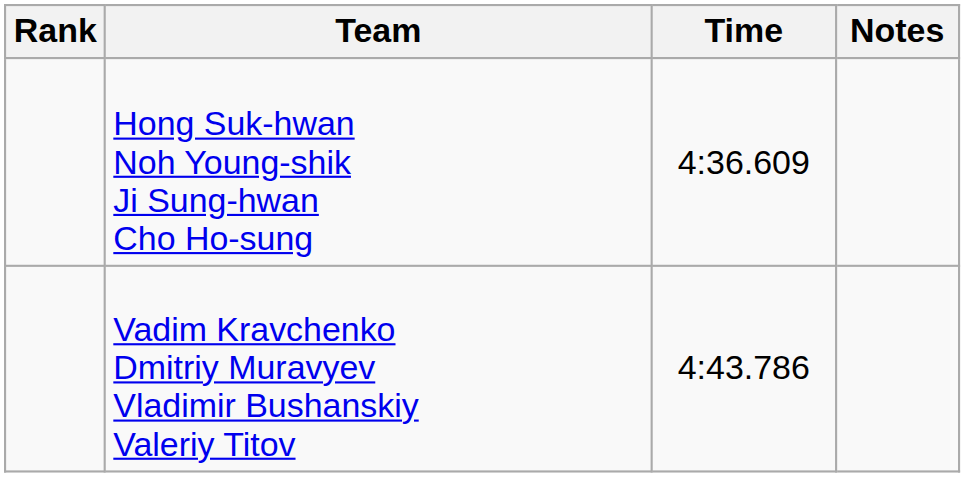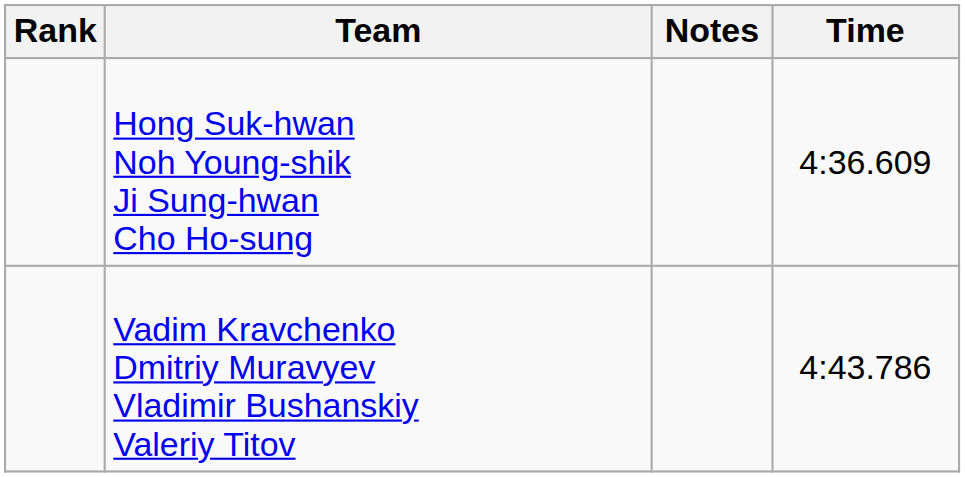columns swapped: (744, 31) <-> (897, 31)
